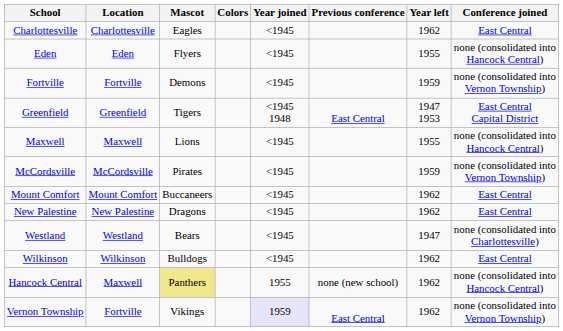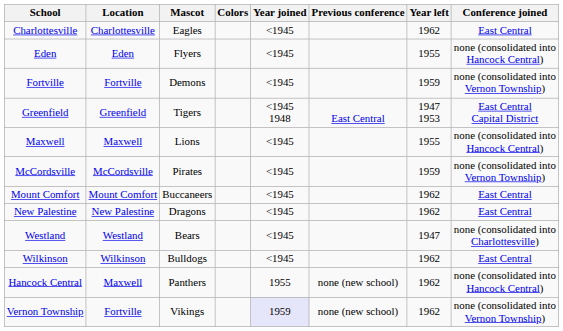(187, 282) khaki background -> (187, 282) no background
(358, 318) East Central -> (358, 311) none (new school)
